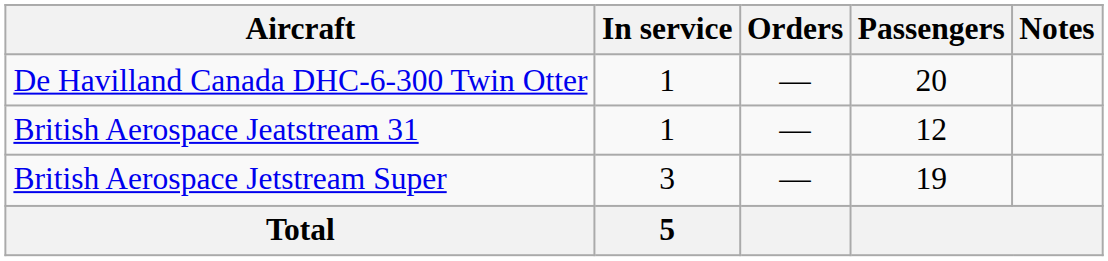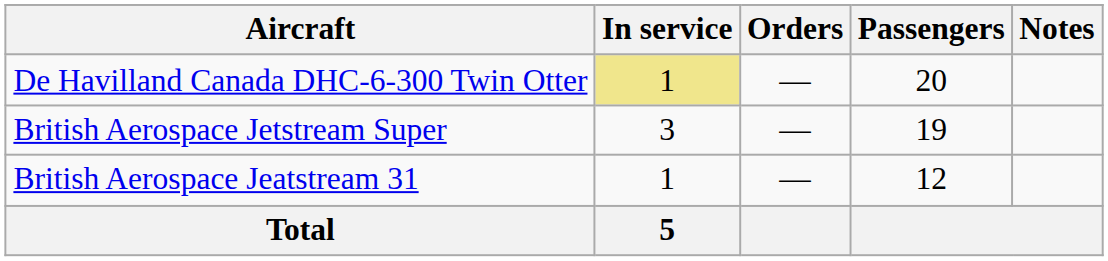(667, 79) no background -> (667, 79) khaki background
rows swapped: (230, 179) <-> (216, 129)
